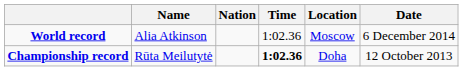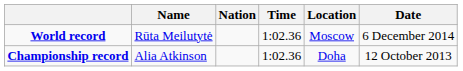(171, 35) Alia Atkinson -> (174, 35) Rūta Meilutytė
(174, 55) Rūta Meilutytė -> (171, 55) Alia Atkinson
(282, 55) bold -> (282, 55) normal
